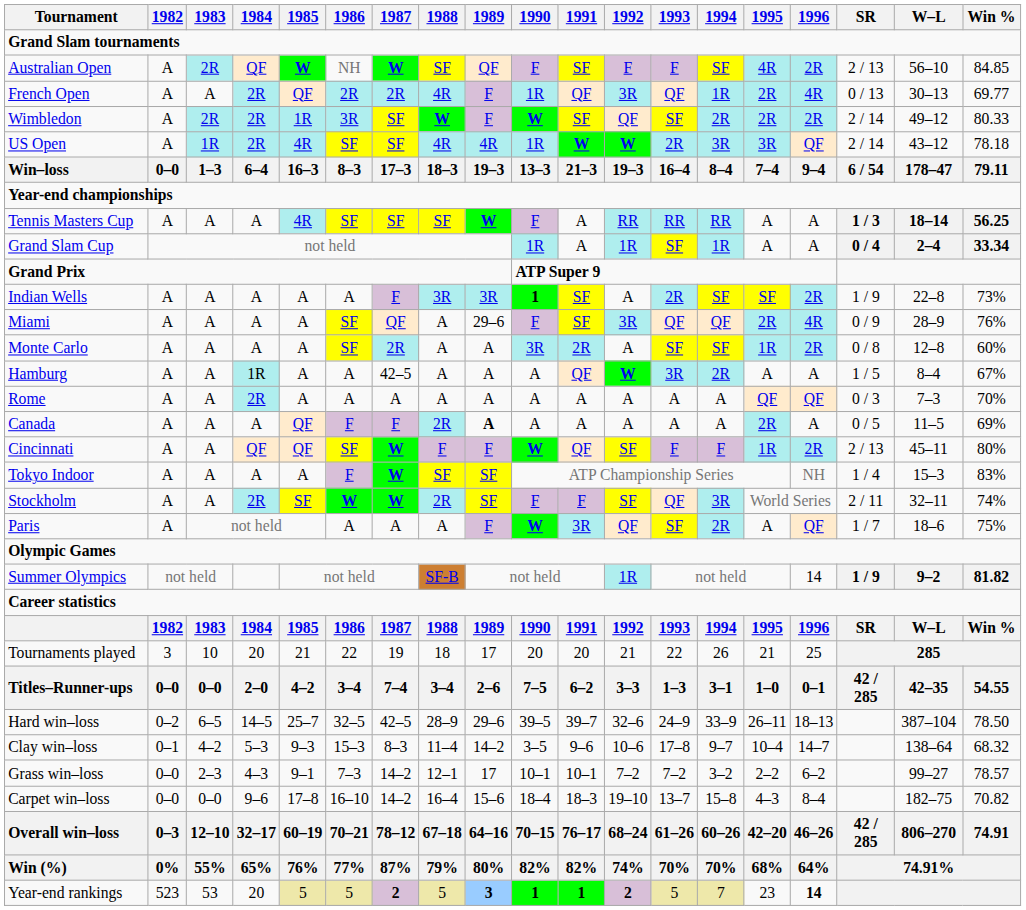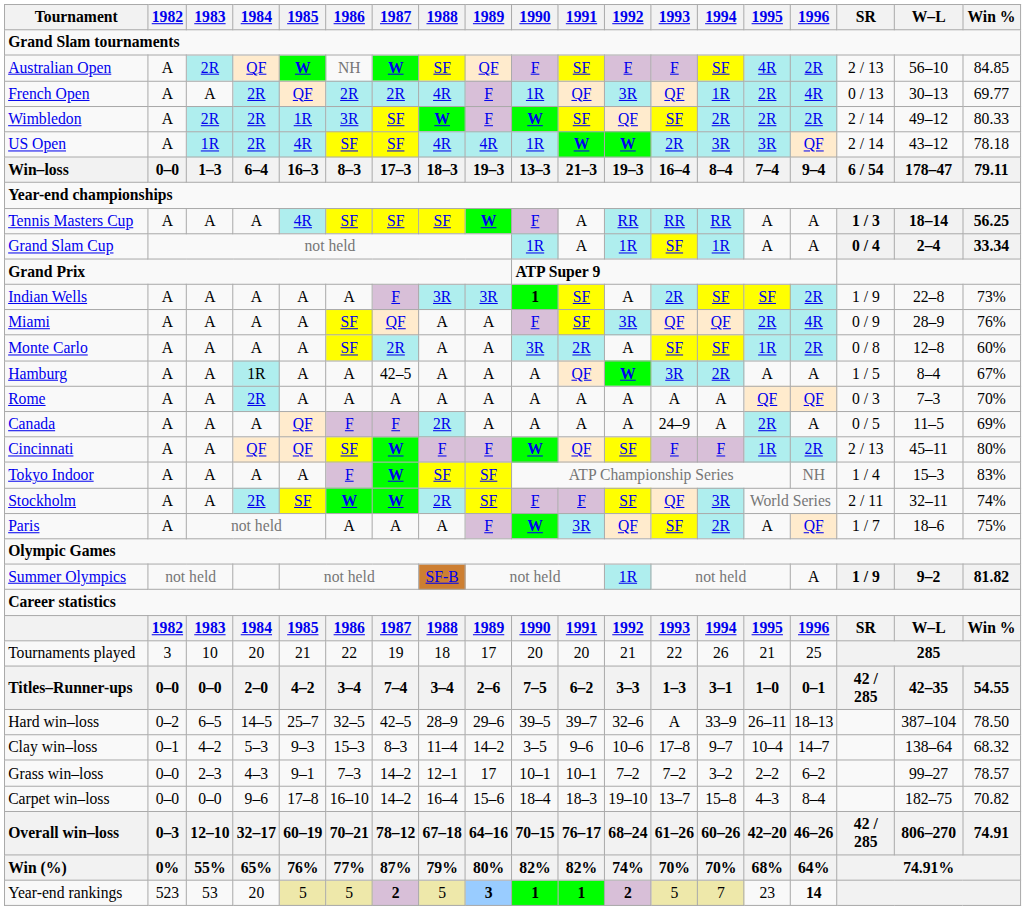(489, 322) 29–6 -> (489, 322) A
(489, 423) bold -> (489, 423) normal
(674, 423) A -> (674, 423) 24–9
(814, 576) 14 -> (814, 576) A
(674, 721) 24–9 -> (674, 721) A
